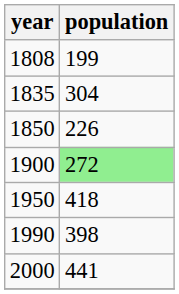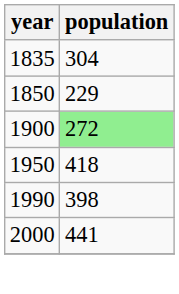- row: (32, 57)
(82, 128) 226 -> (82, 93) 229
